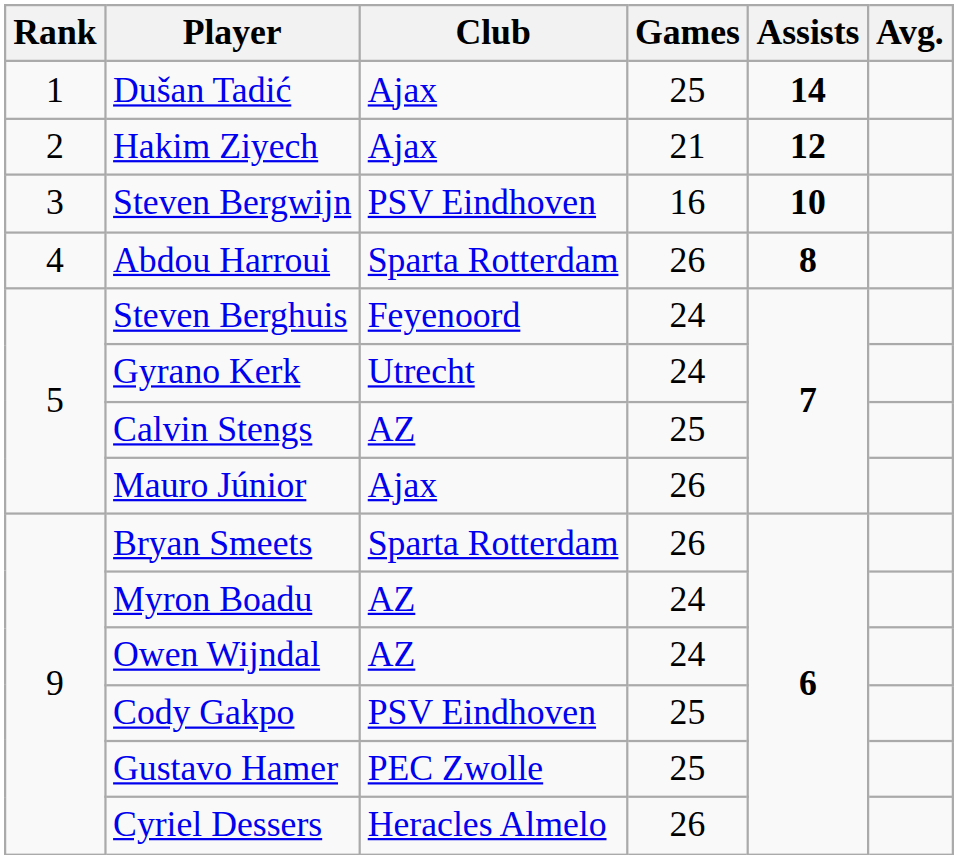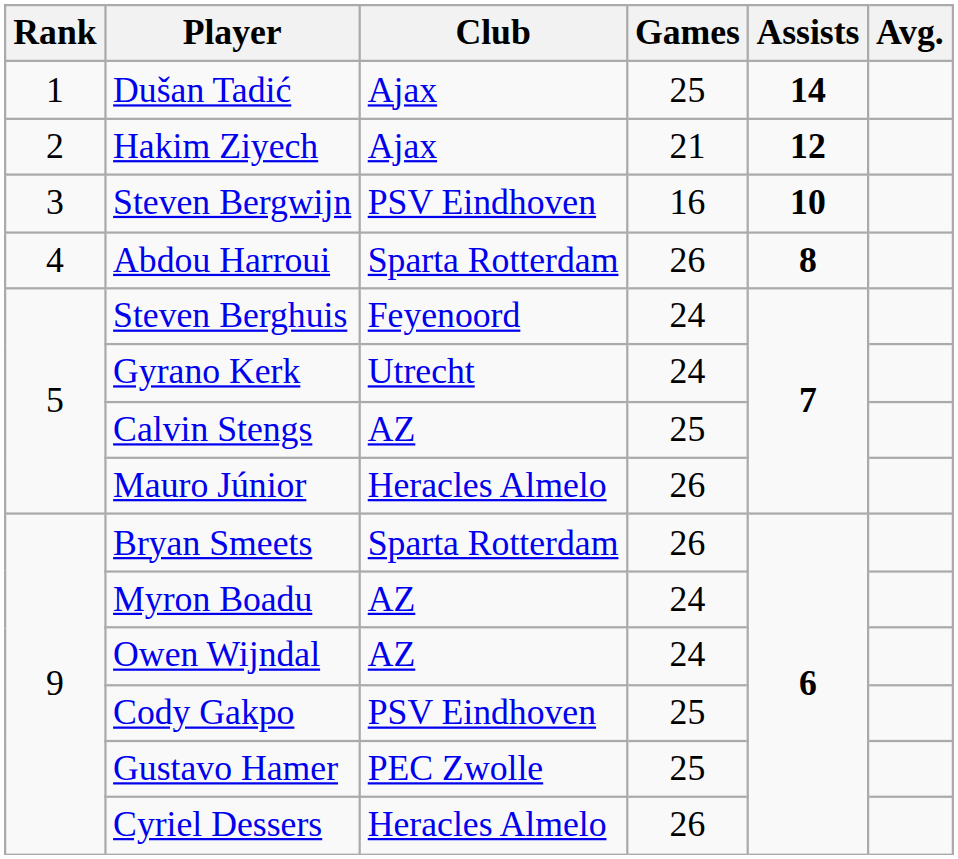(402, 485) Ajax -> (487, 485) Heracles Almelo
